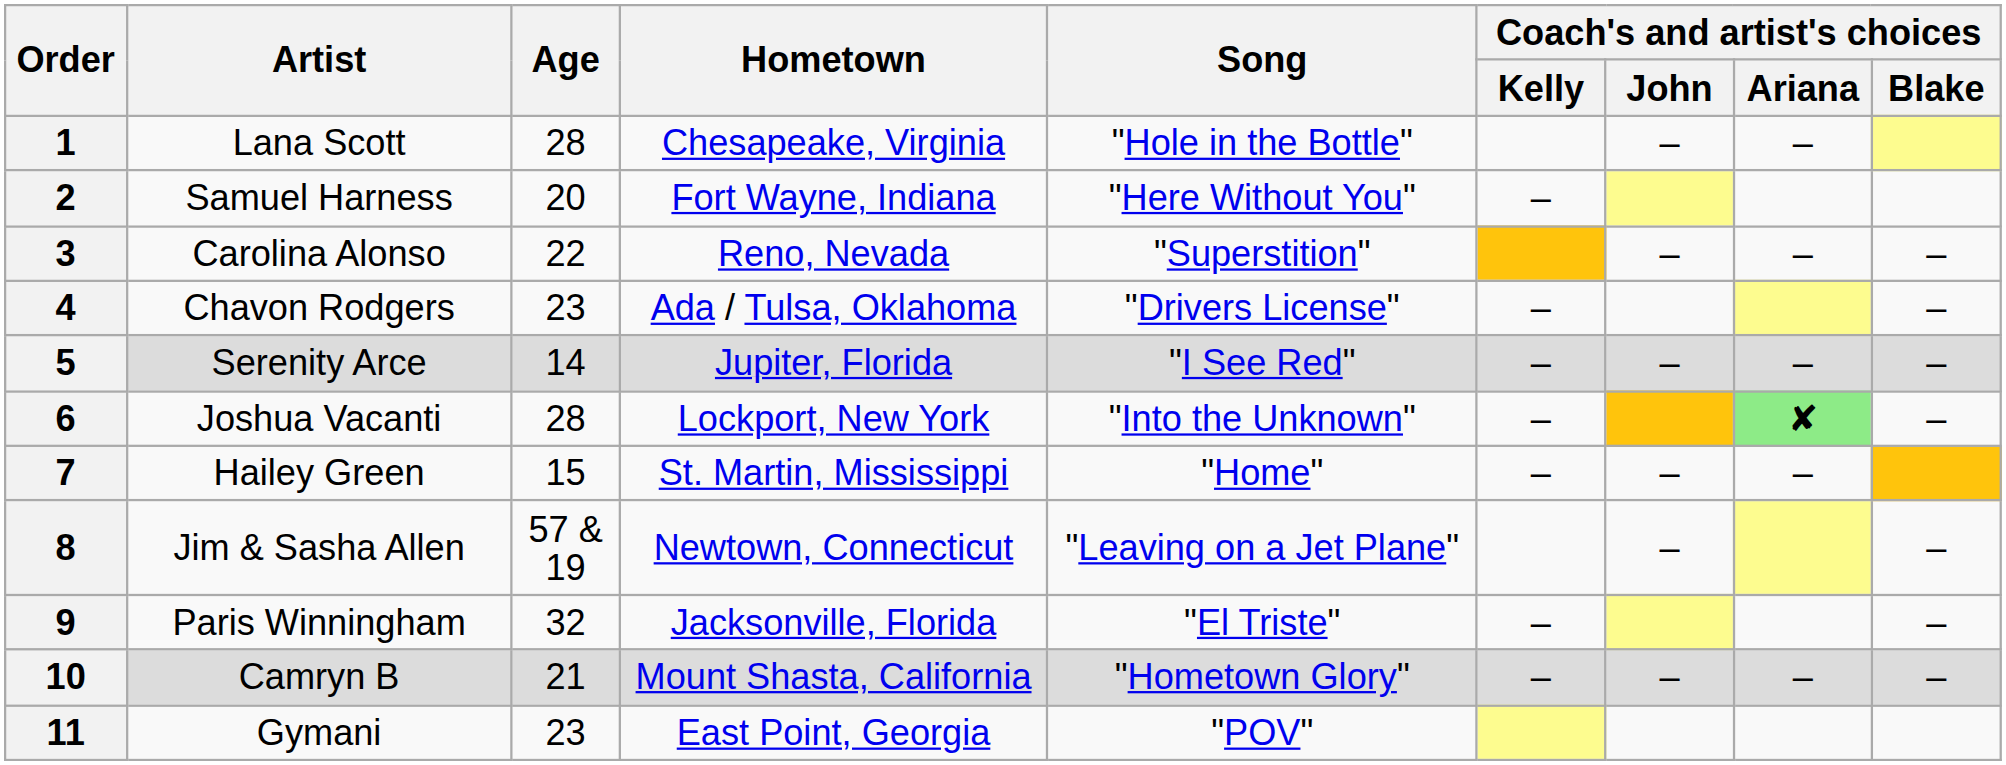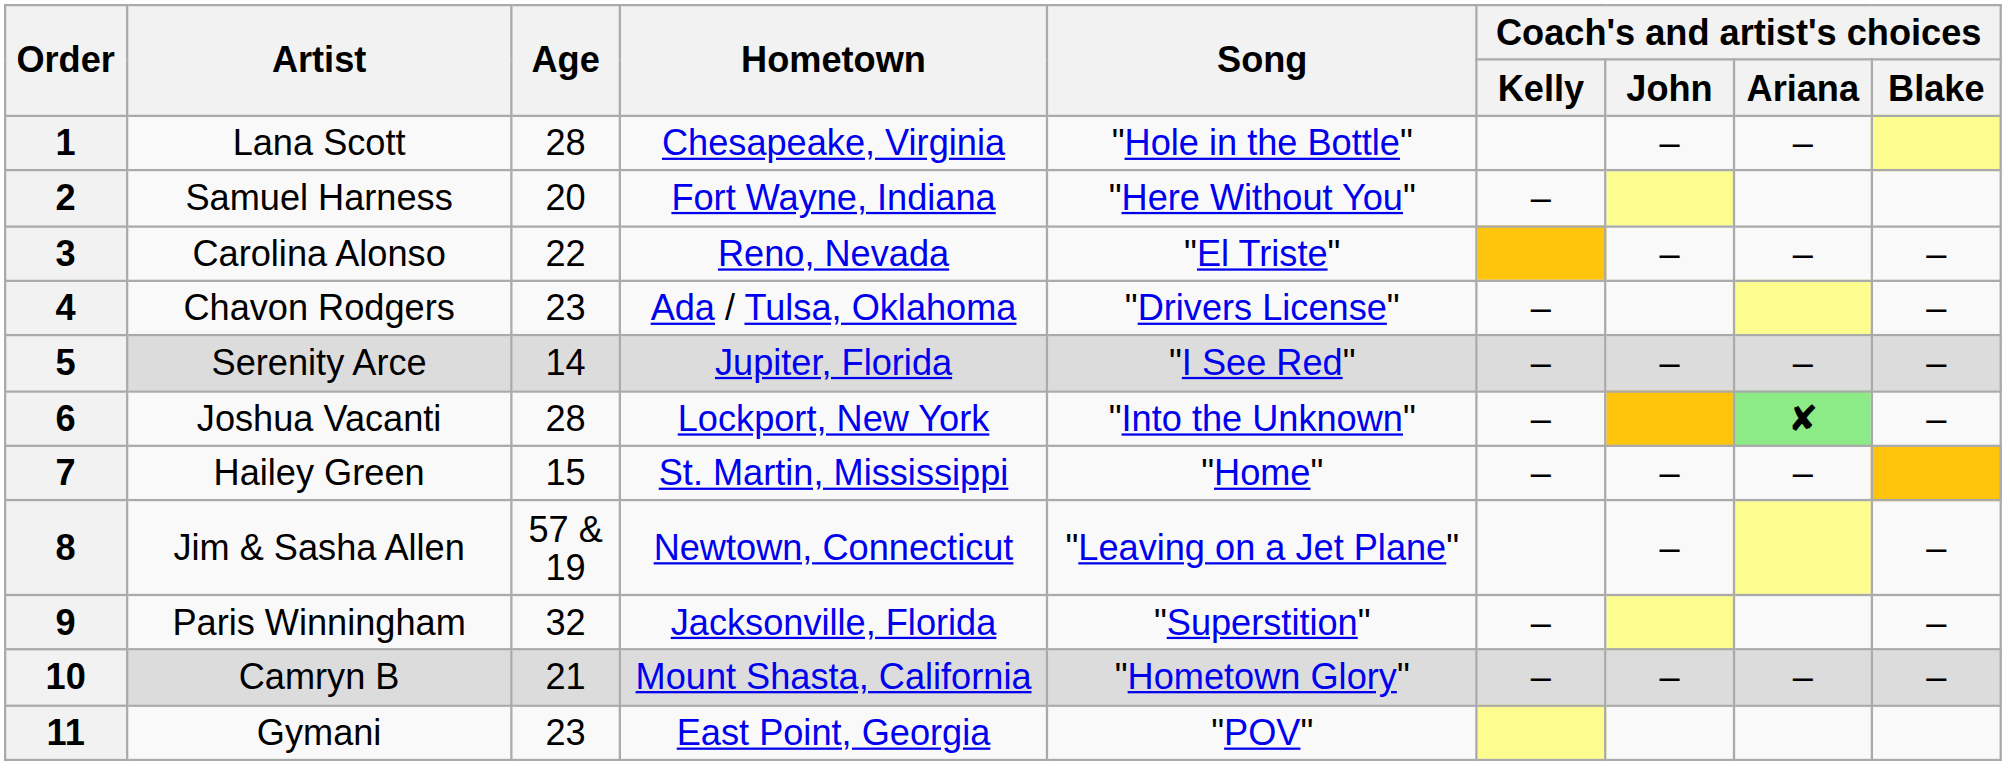(1262, 253) "Superstition" -> (1262, 253) "El Triste"
(1262, 622) "El Triste" -> (1262, 622) "Superstition"
